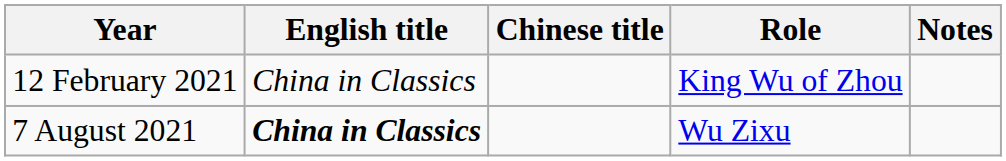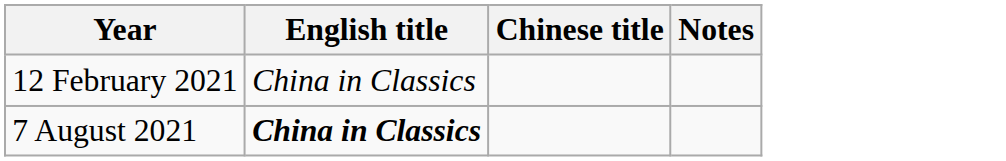- column: (790, 29)
